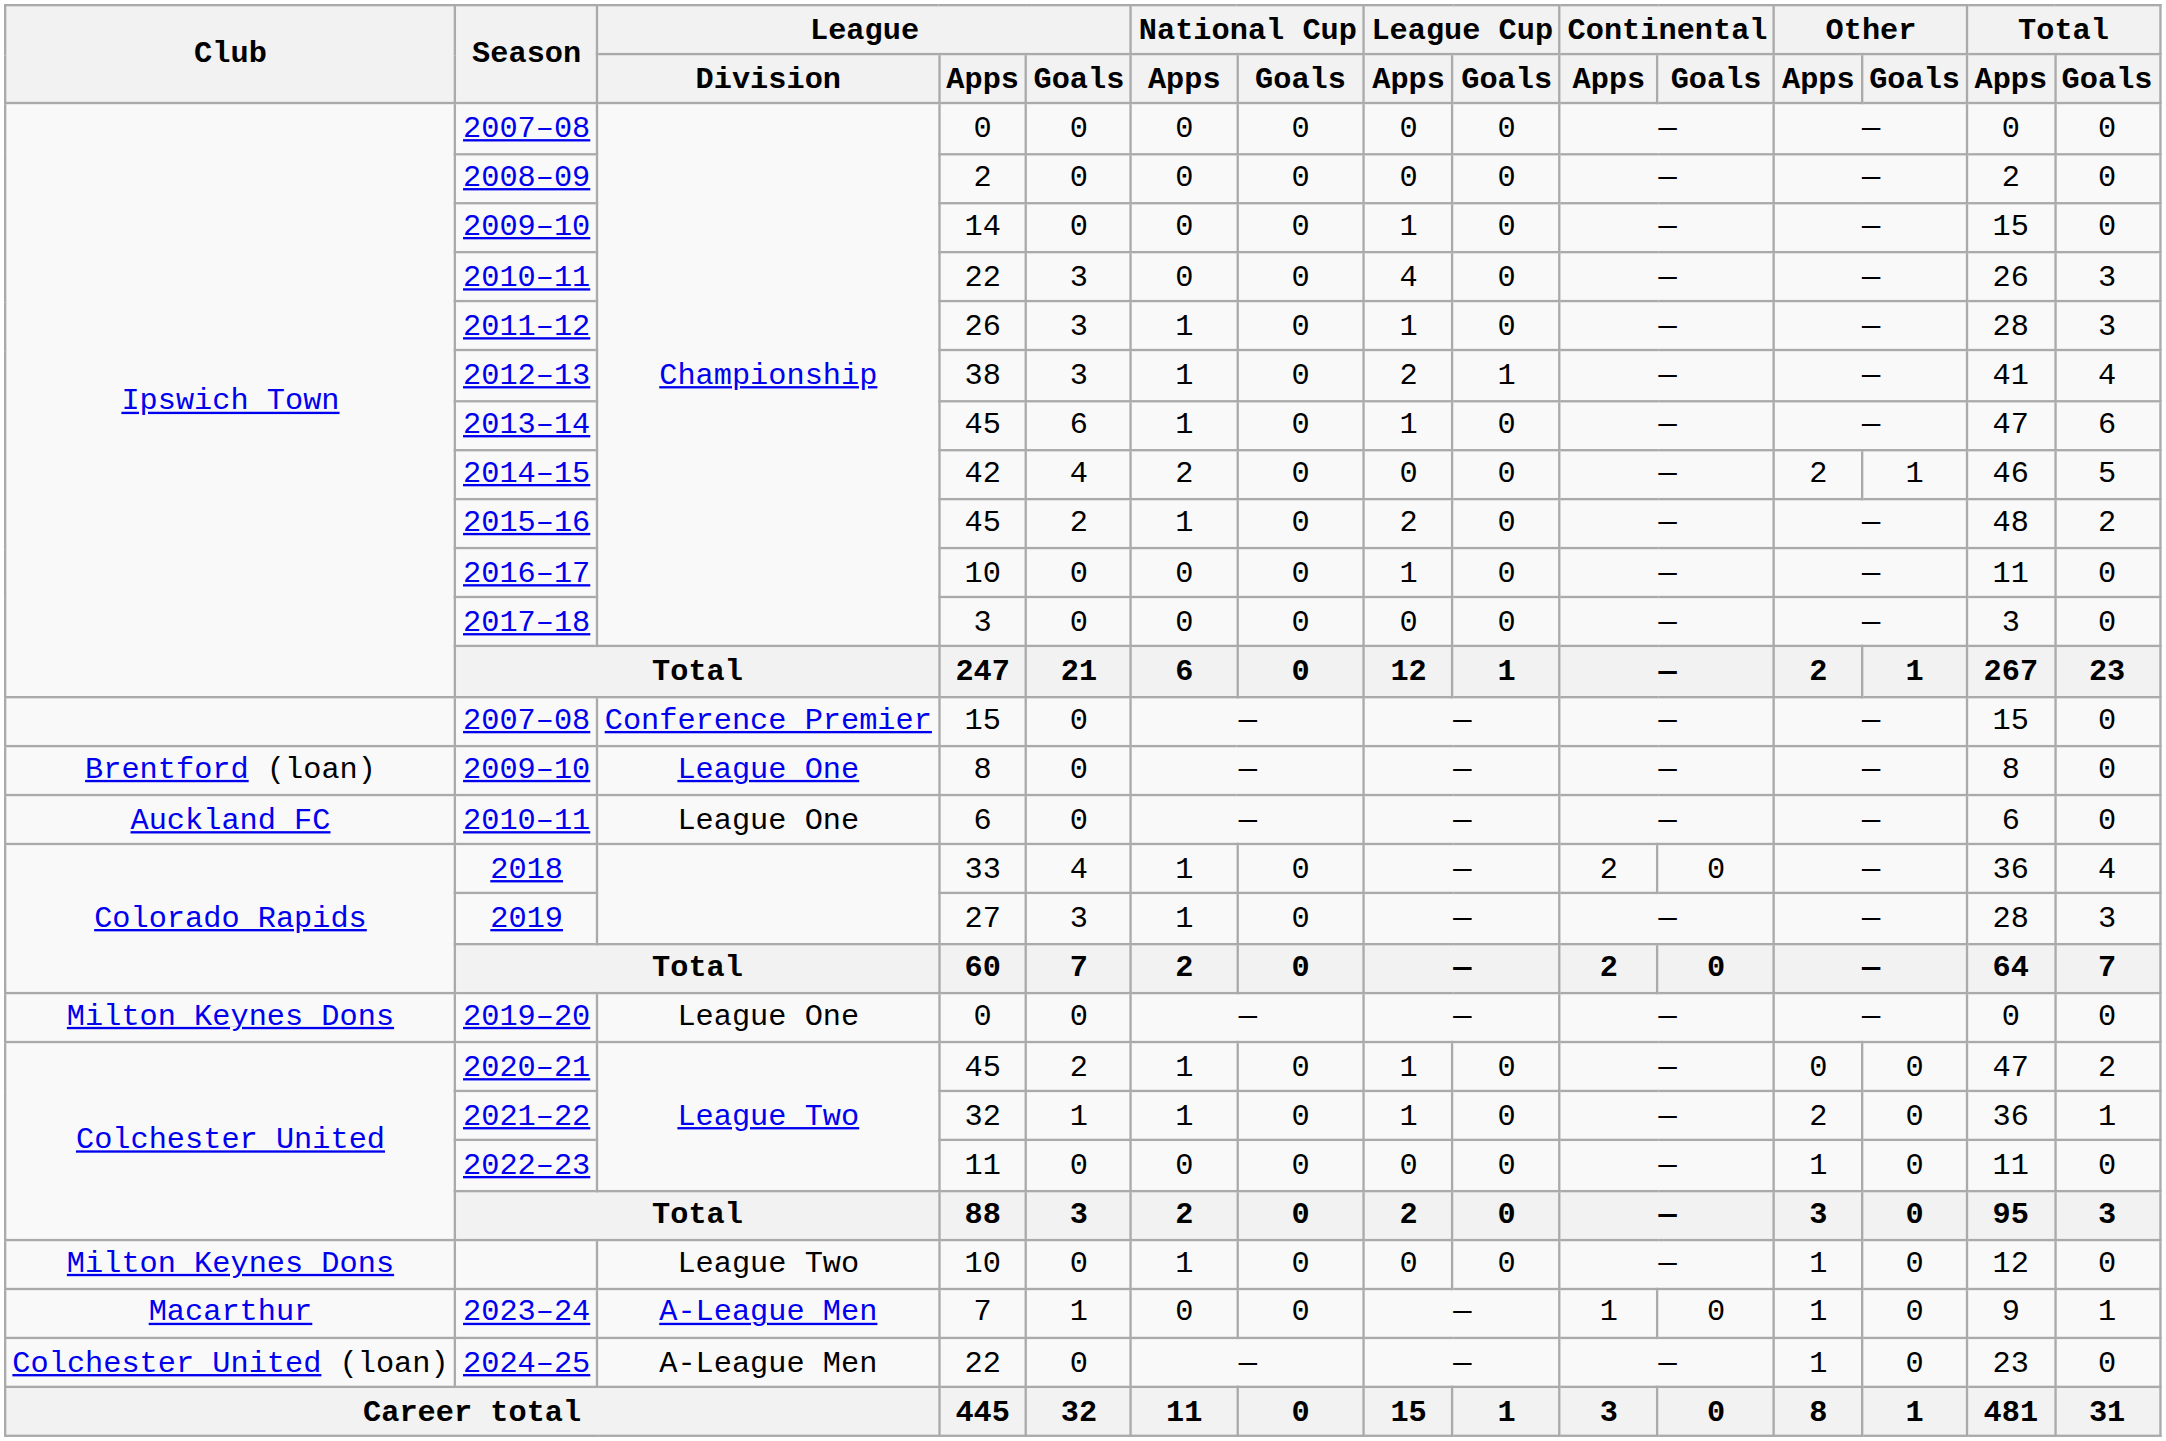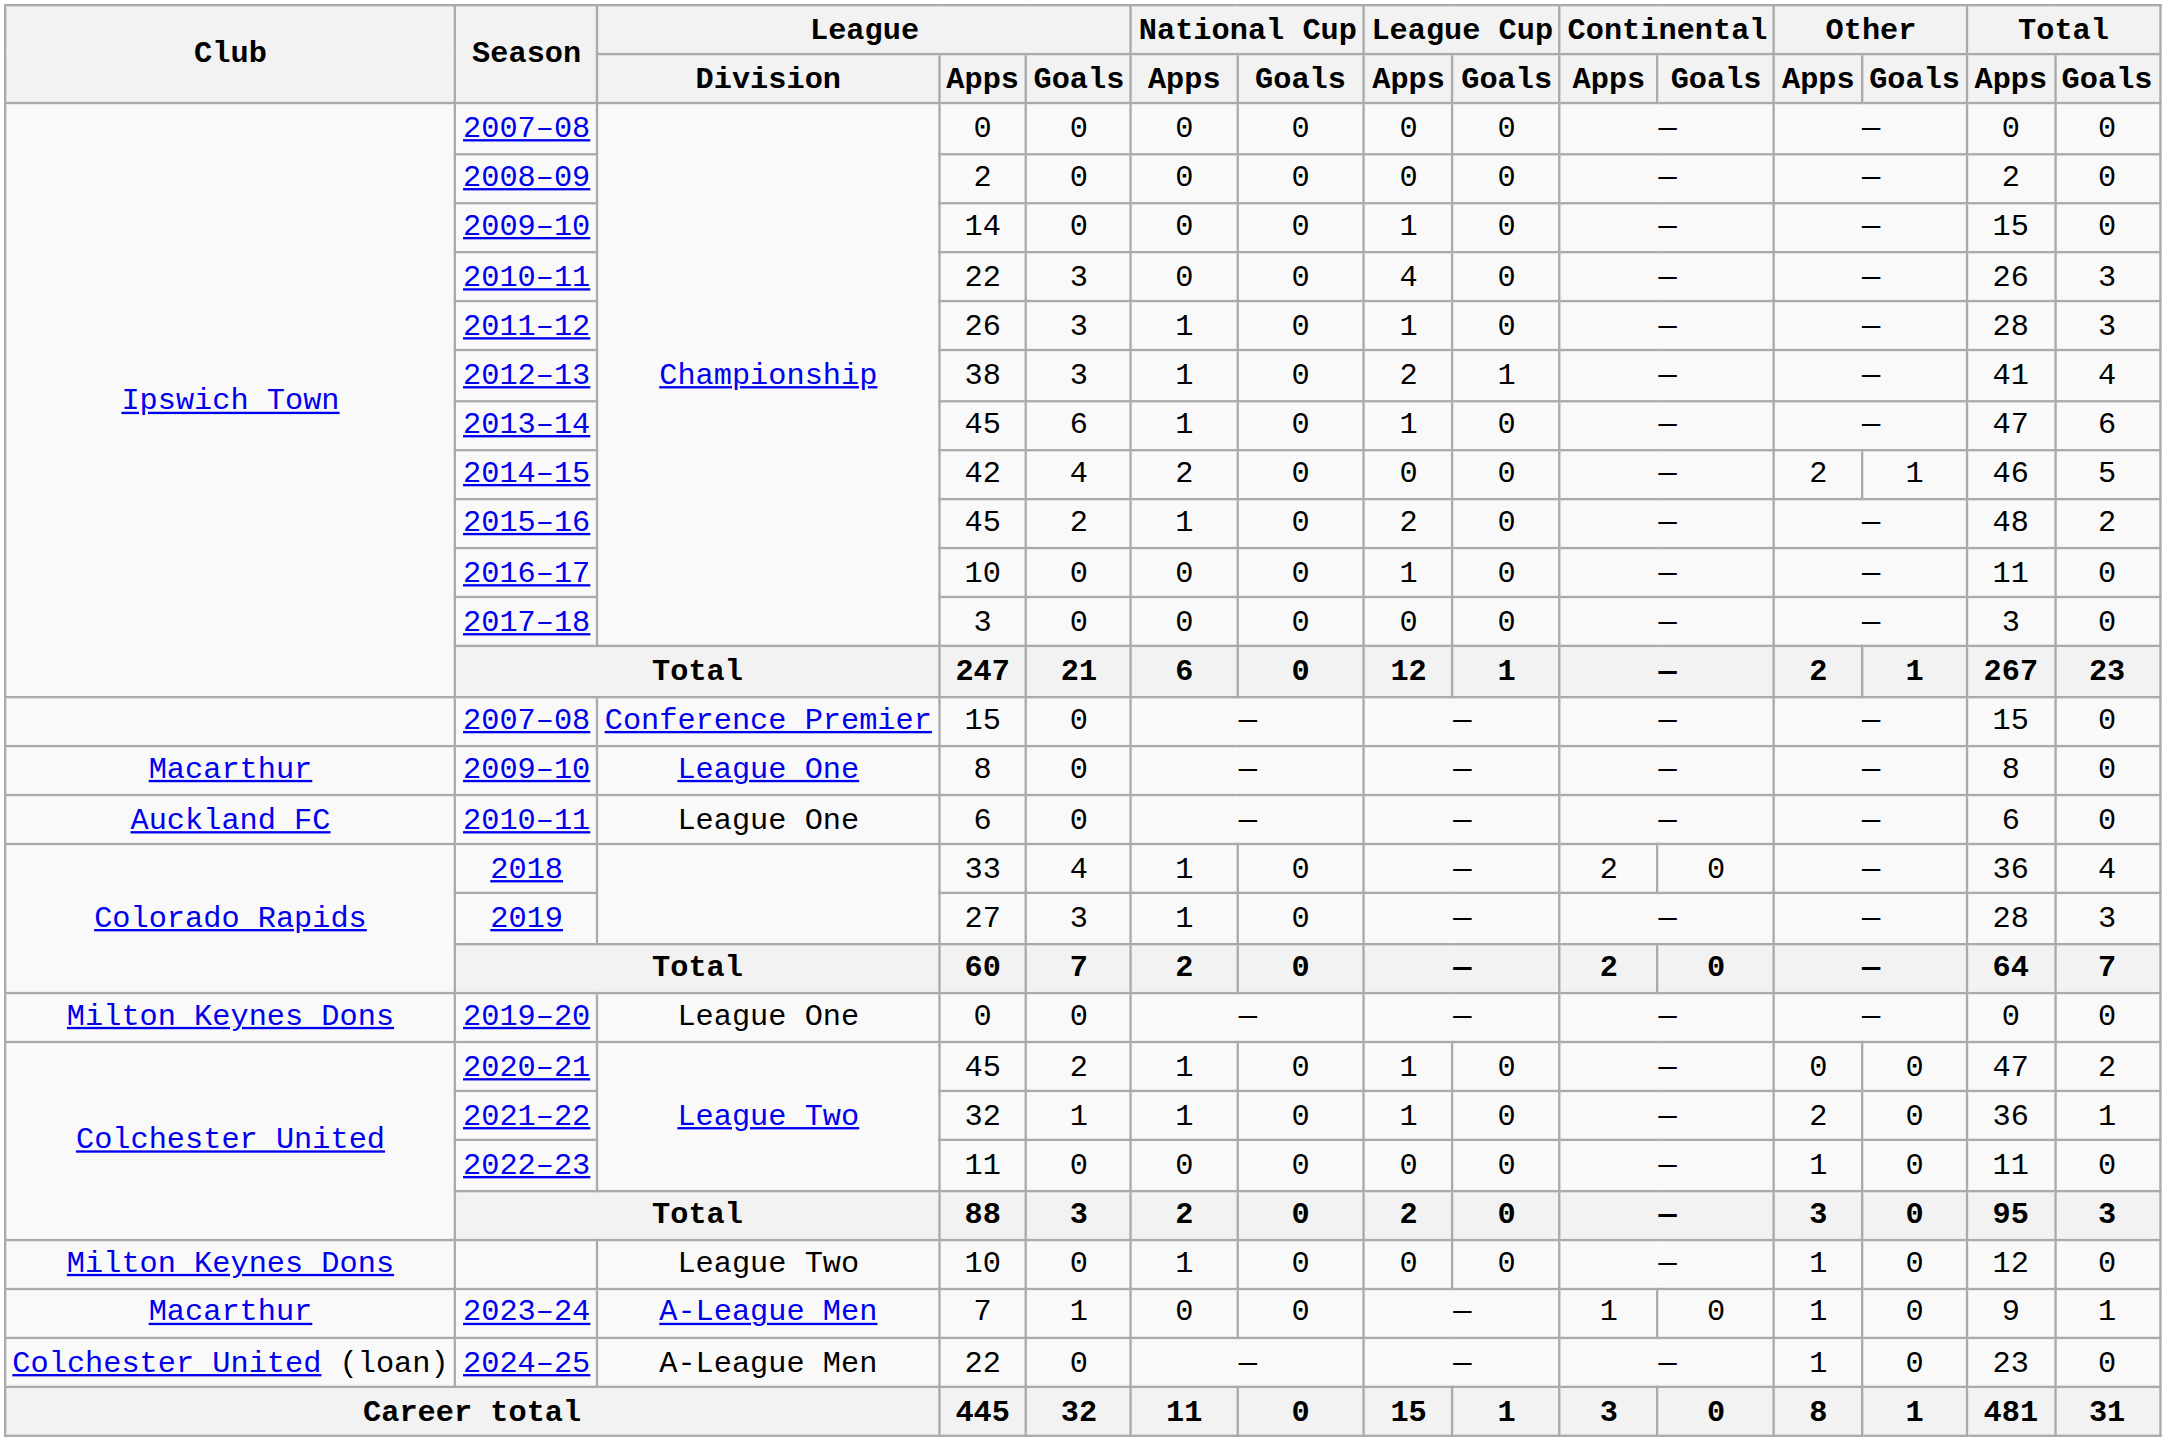(231, 770) Brentford (loan) -> (230, 770) Macarthur
